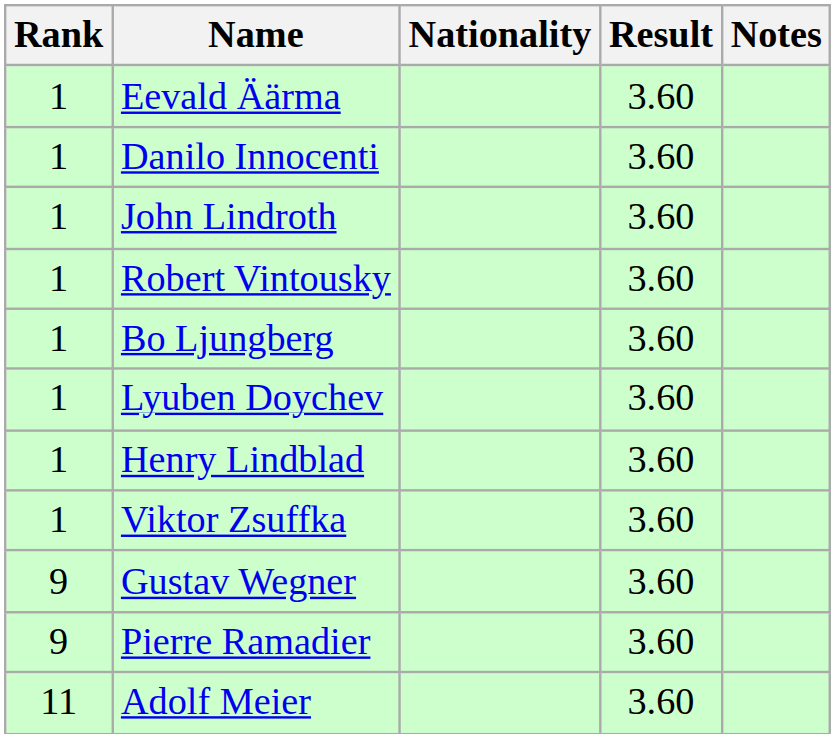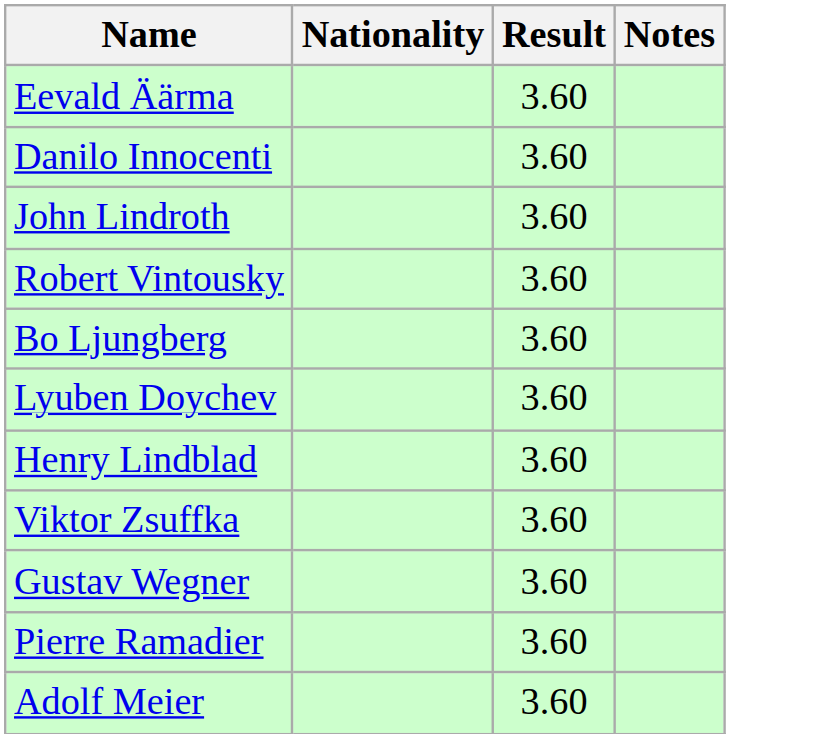- column: (59, 34)
